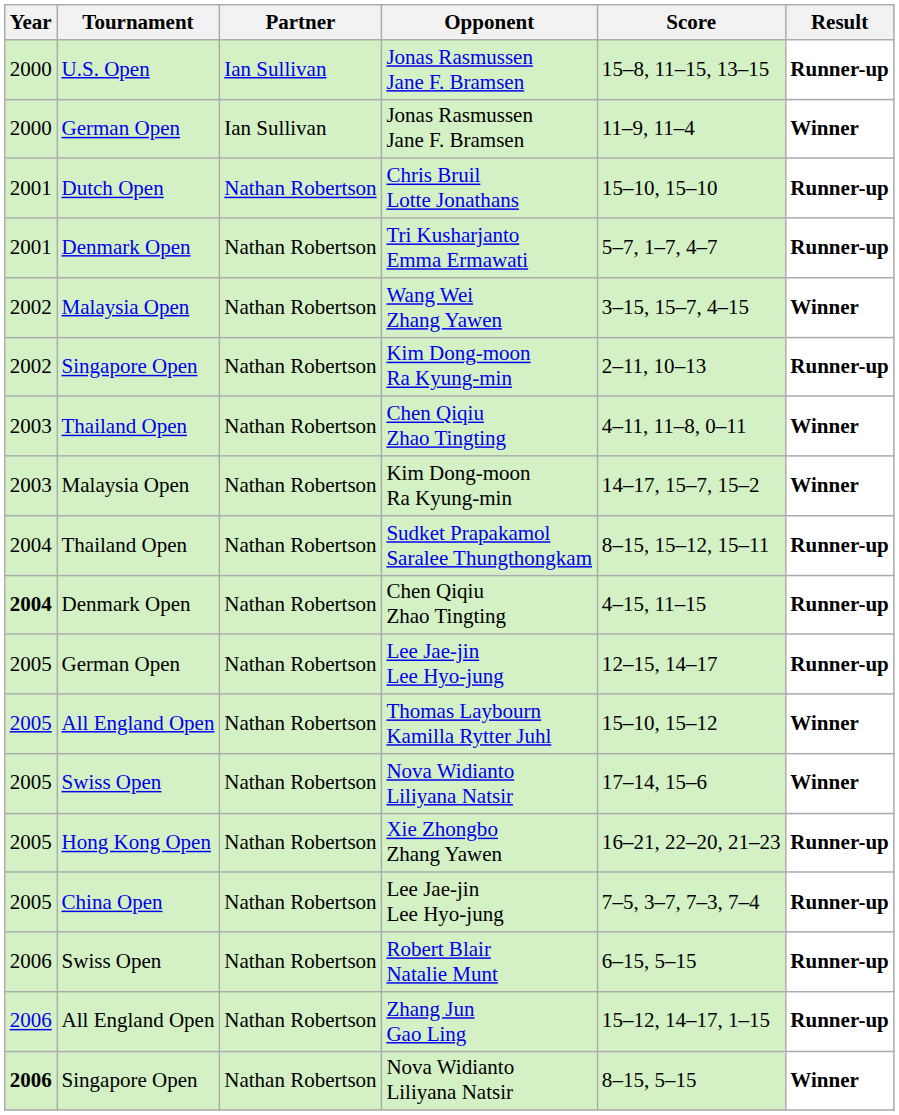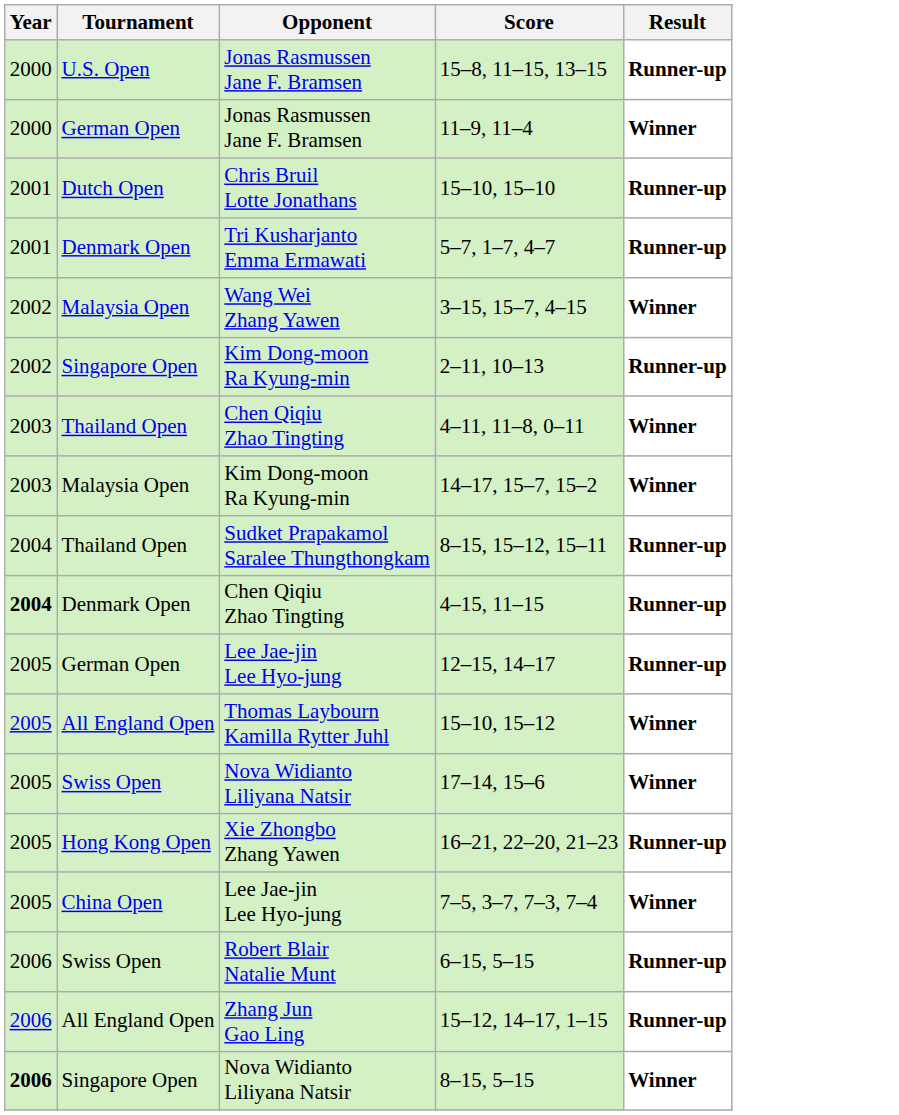- column: (300, 22)
(840, 902) Runner-up -> (662, 902) Winner
